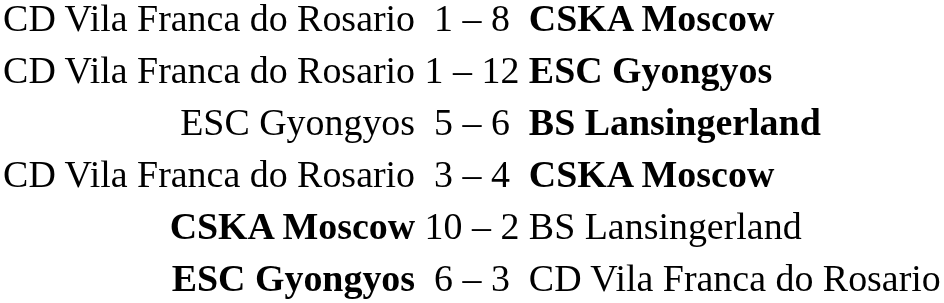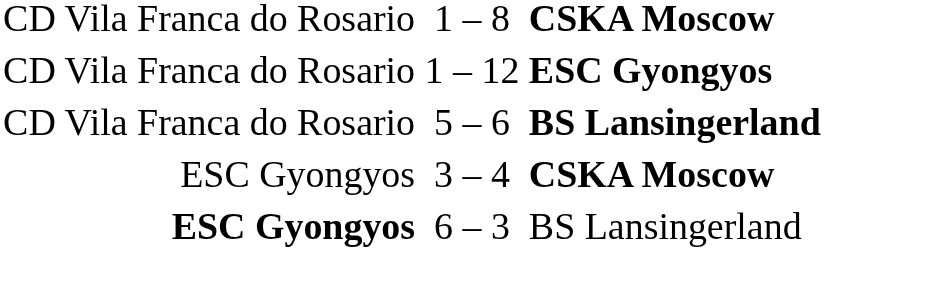(298, 122) ESC Gyongyos -> (209, 122) CD Vila Franca do Rosario
(209, 174) CD Vila Franca do Rosario -> (298, 174) ESC Gyongyos
- row: (472, 226)
(735, 278) CD Vila Franca do Rosario -> (665, 226) BS Lansingerland
